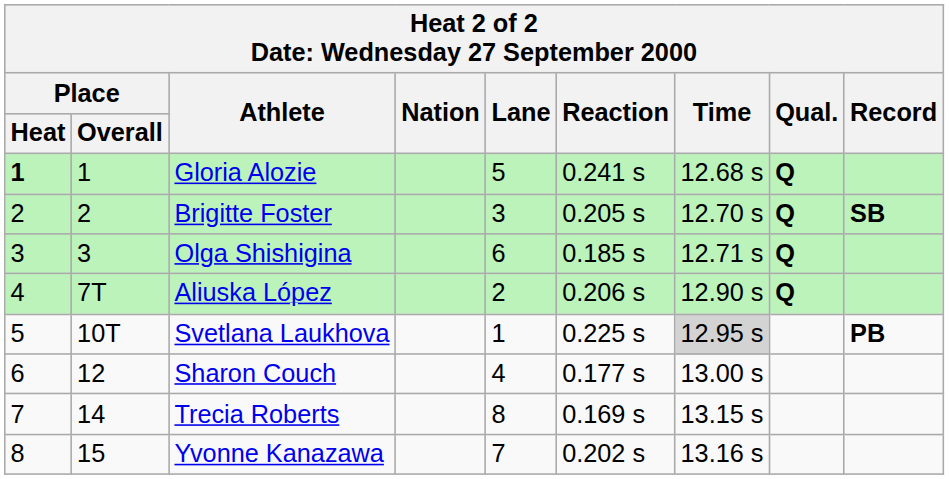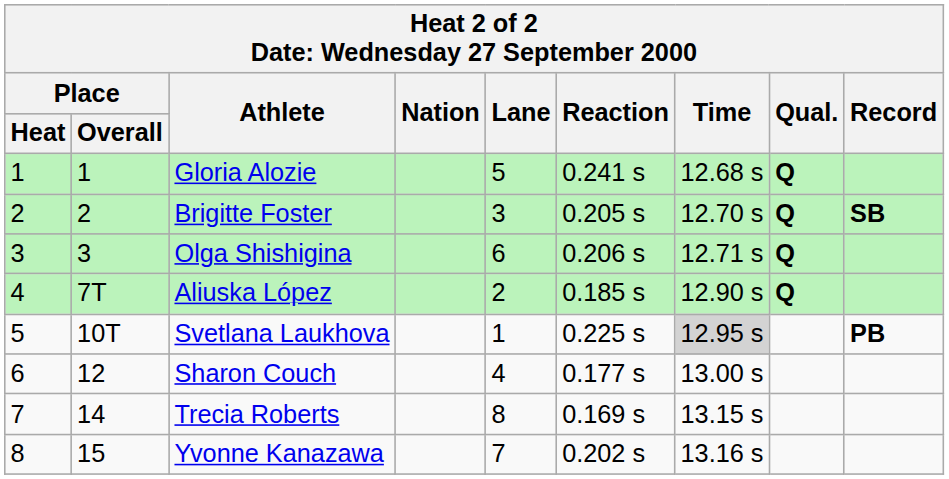(18, 173) bold -> (18, 173) normal
(604, 253) 0.185 s -> (604, 253) 0.206 s
(604, 293) 0.206 s -> (604, 293) 0.185 s
